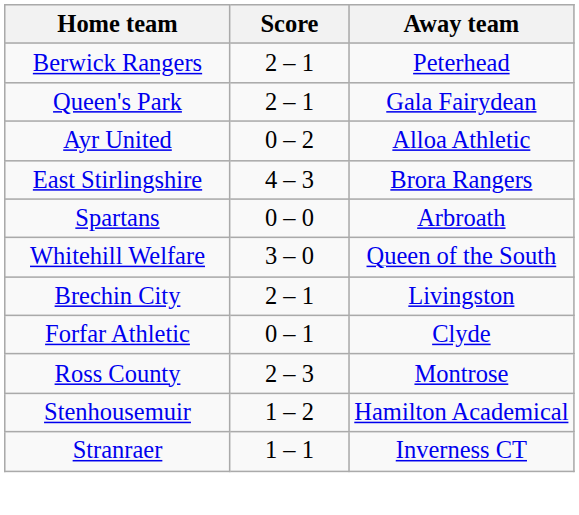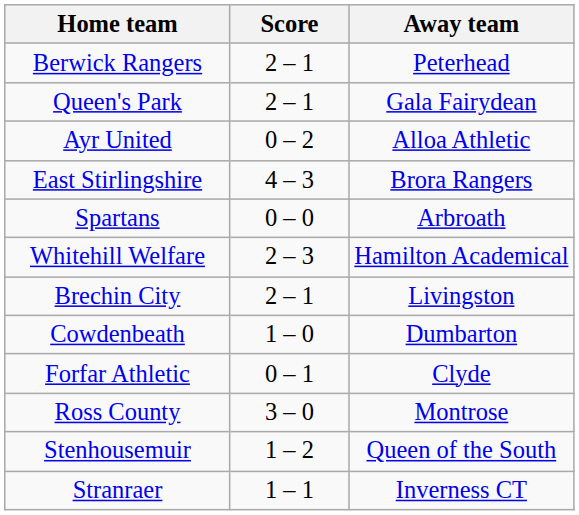(289, 256) 3 – 0 -> (289, 256) 2 – 3
(461, 256) Queen of the South -> (461, 256) Hamilton Academical
+ row: (117, 334)
(289, 373) 2 – 3 -> (289, 412) 3 – 0
(461, 412) Hamilton Academical -> (461, 450) Queen of the South
